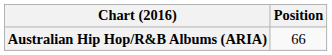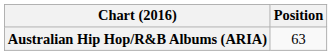(298, 38) 66 -> (298, 38) 63
